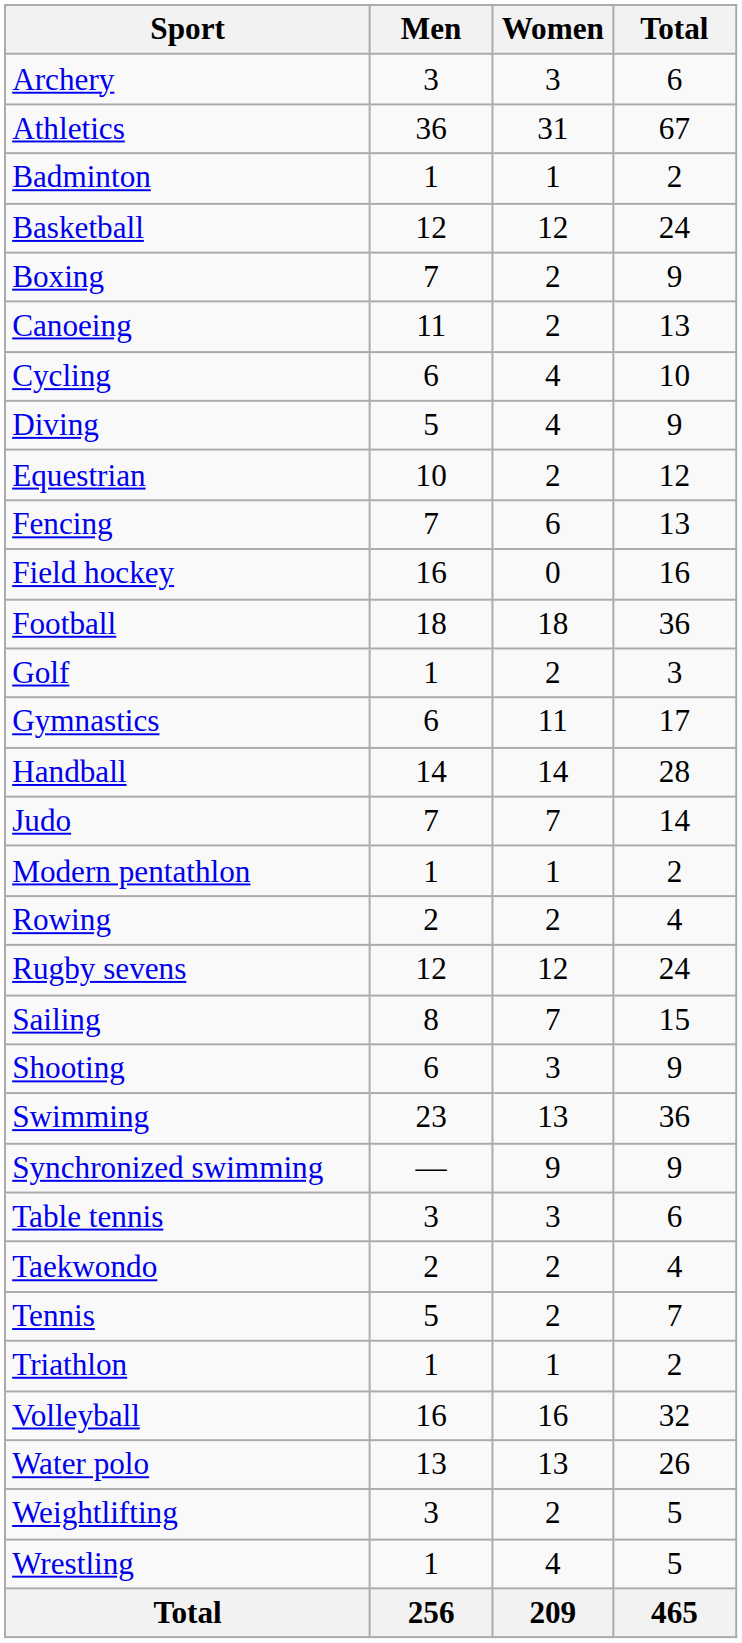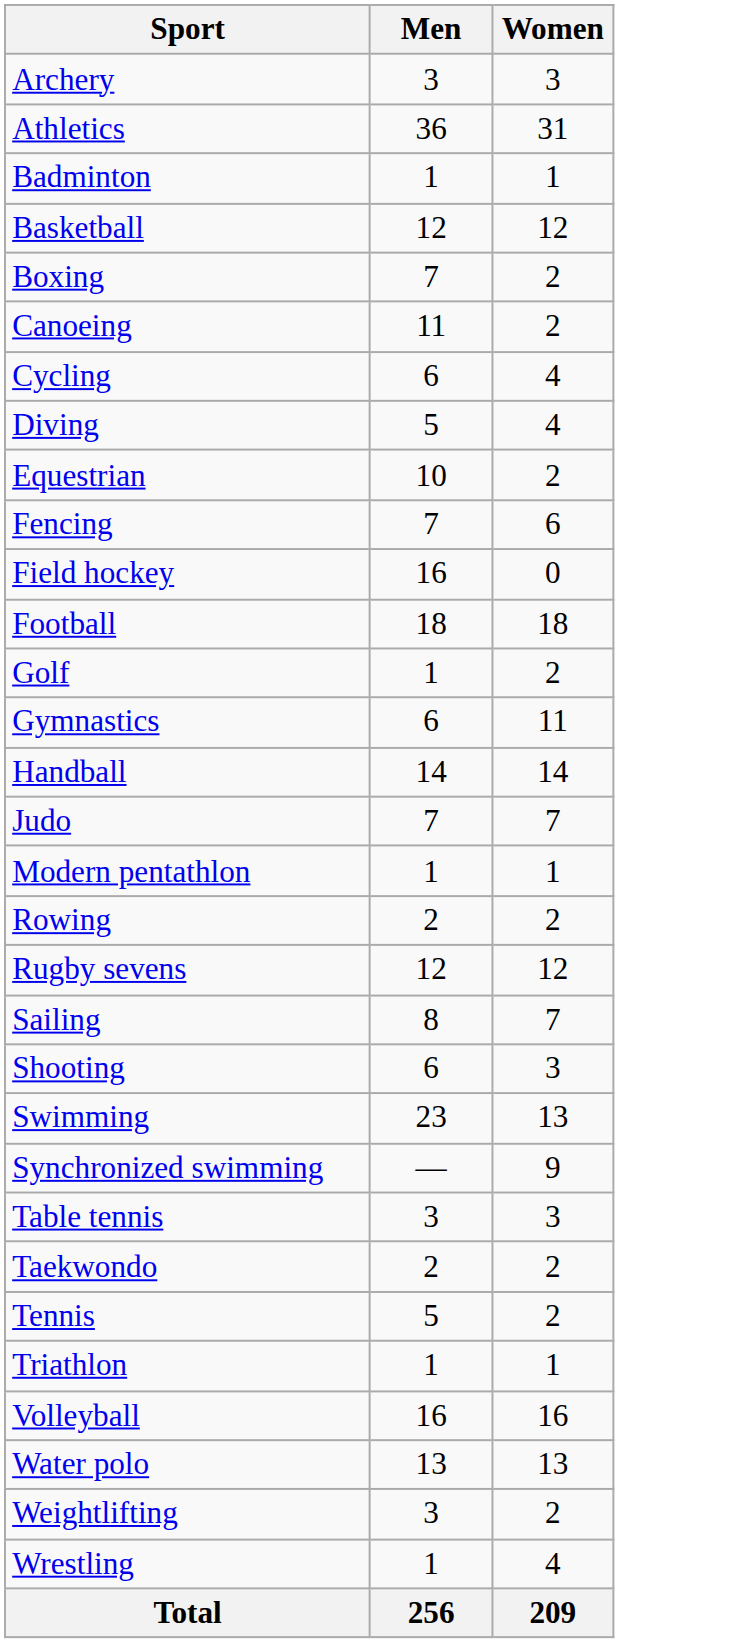- column: (674, 29)
